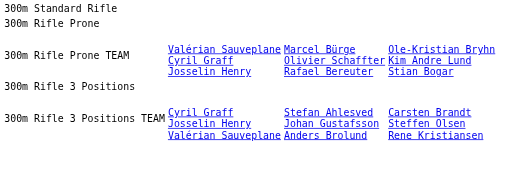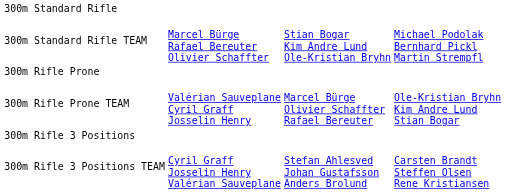+ row: (76, 41)
